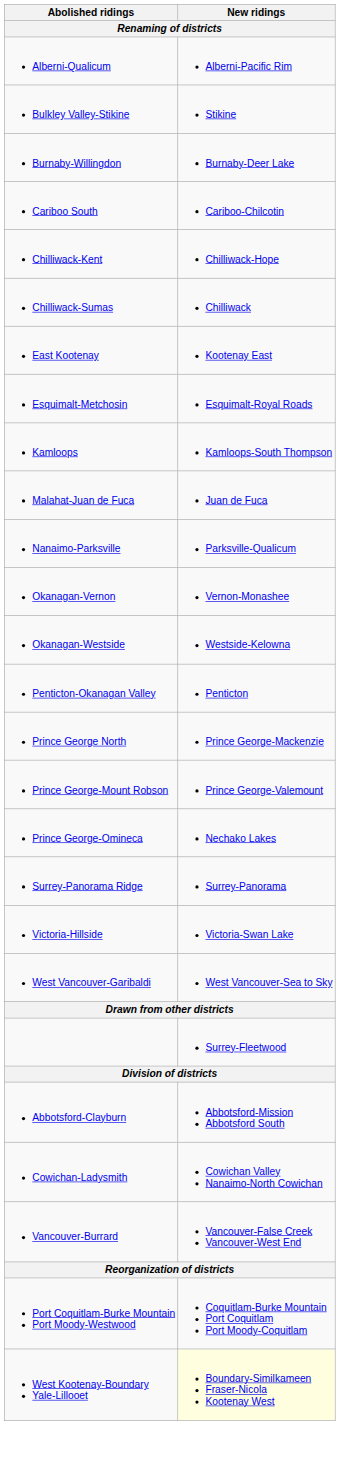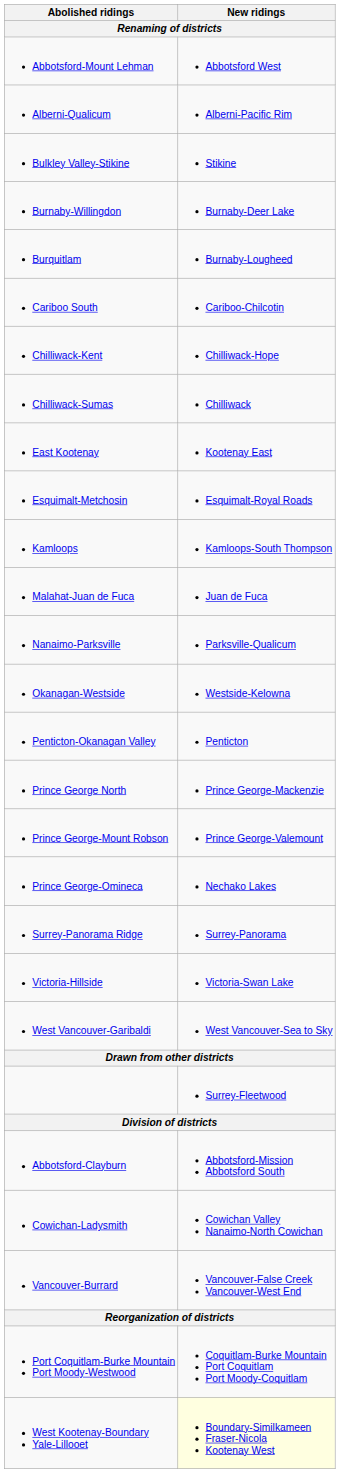+ row: (91, 67)
+ row: (91, 260)
- row: (91, 597)
